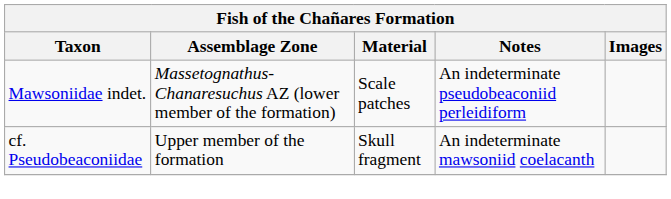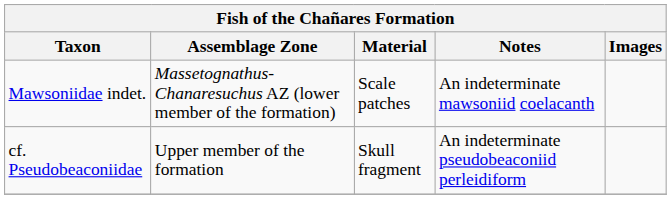(500, 93) An indeterminate pseudobeaconiid perleidiform -> (517, 93) An indeterminate mawsoniid coelacanth
(517, 150) An indeterminate mawsoniid coelacanth -> (500, 160) An indeterminate pseudobeaconiid perleidiform
